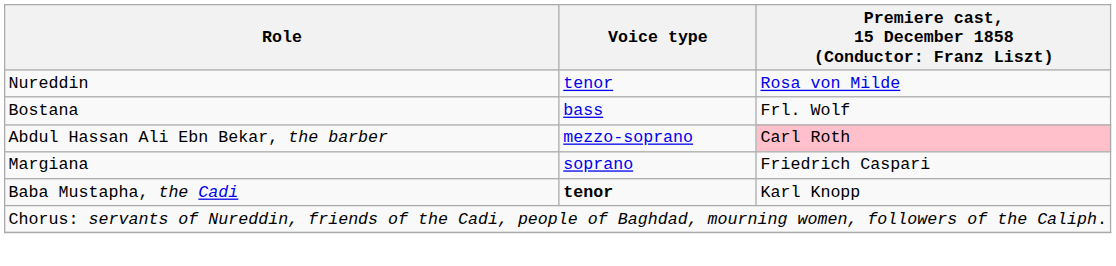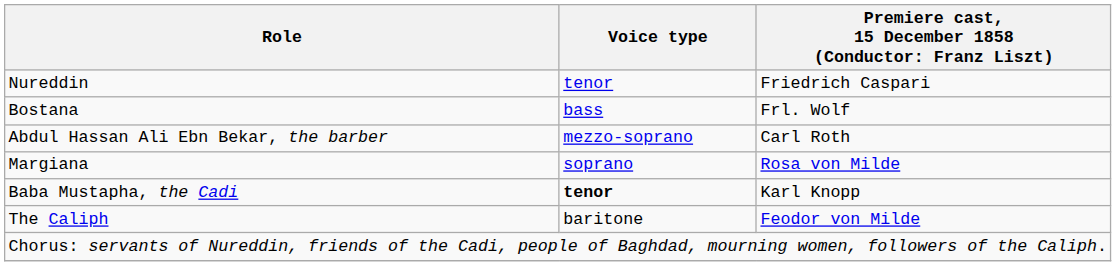(830, 84) Rosa von Milde -> (845, 84) Friedrich Caspari
(805, 138) pink background -> (805, 138) no background
(845, 165) Friedrich Caspari -> (830, 165) Rosa von Milde
+ row: (59, 219)
